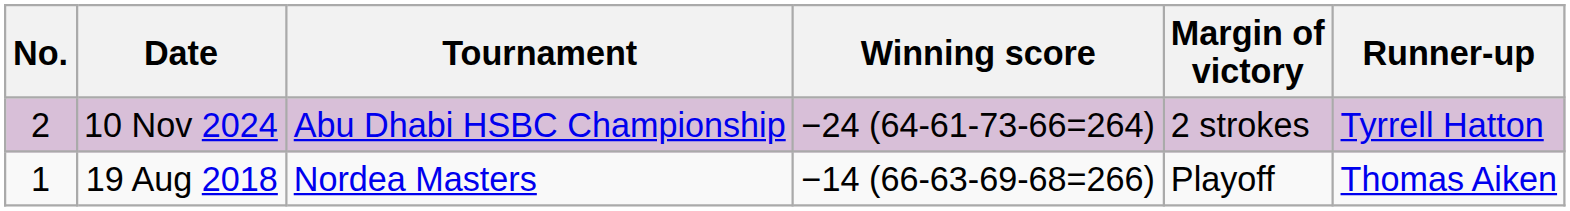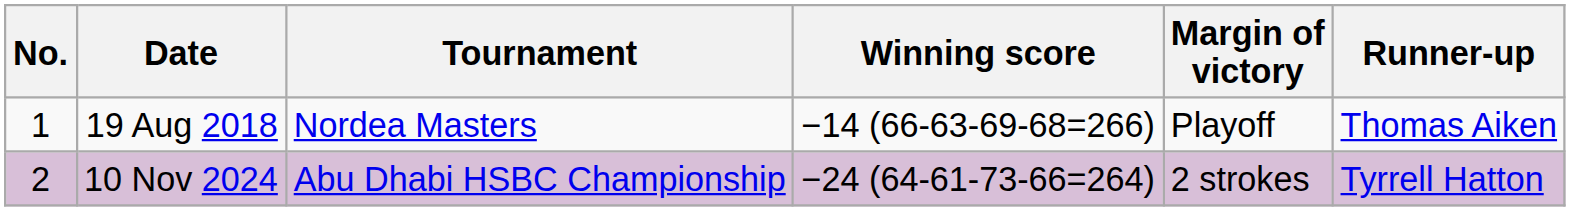rows swapped: (182, 179) <-> (181, 125)
